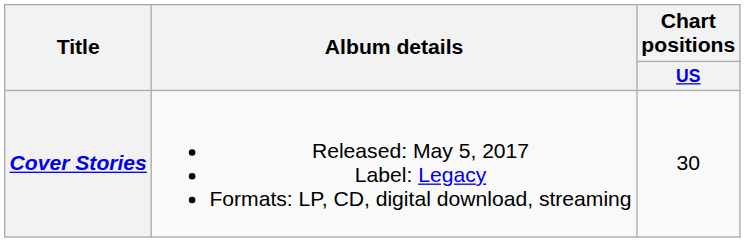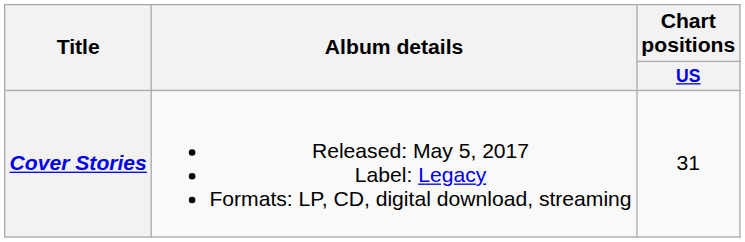(688, 163) 30 -> (688, 163) 31
